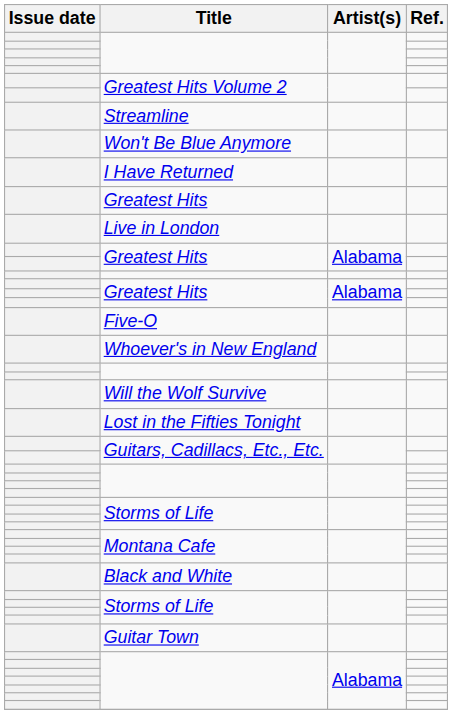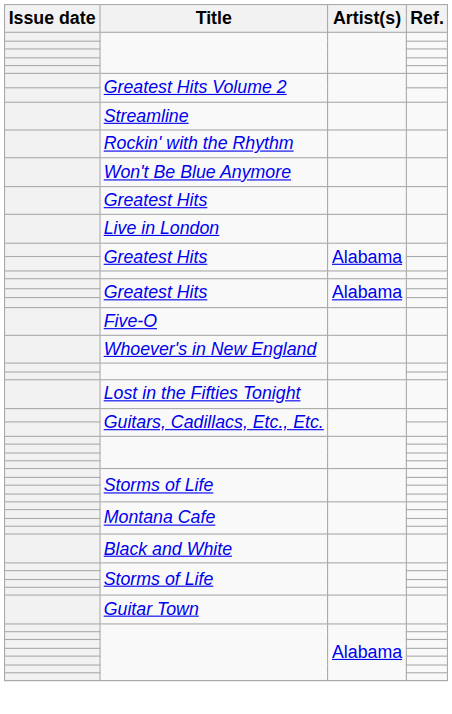+ row: (199, 144)
- row: (168, 172)
- row: (185, 393)
